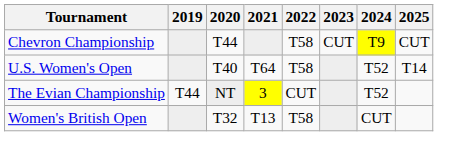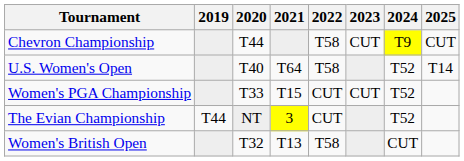+ row: (100, 93)
